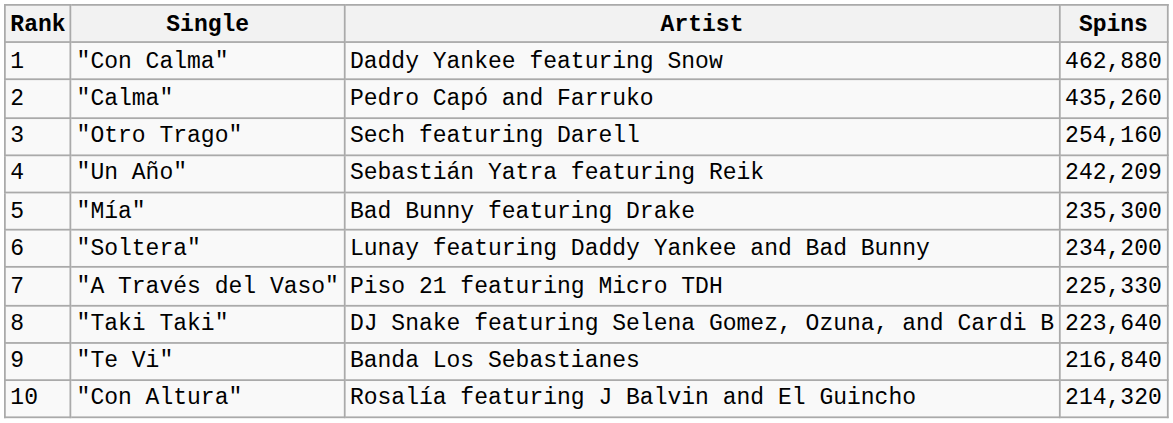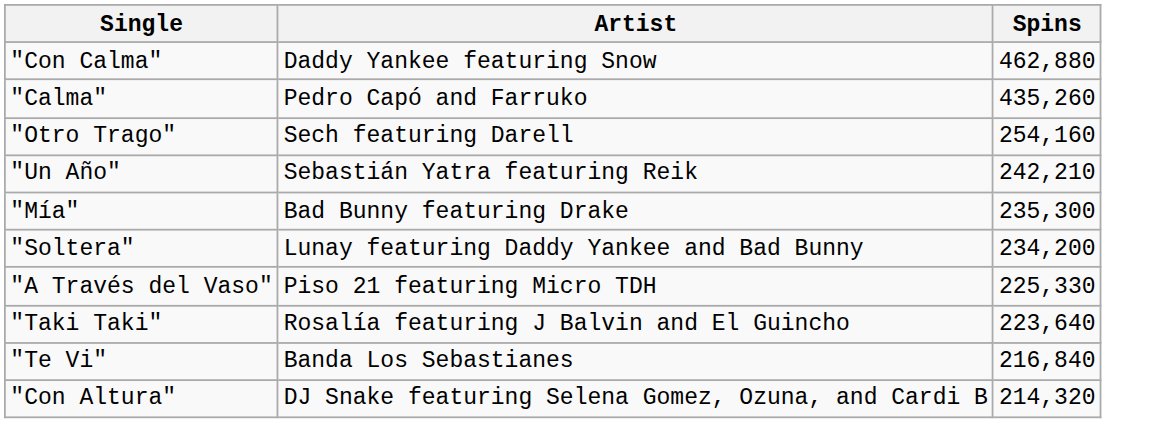- column: (38, 24)
(1113, 174) 242,209 -> (1047, 174) 242,210
(702, 324) DJ Snake featuring Selena Gomez, Ozuna, and Cardi B -> (567, 324) Rosalía featuring J Balvin and El Guincho
(633, 399) Rosalía featuring J Balvin and El Guincho -> (636, 399) DJ Snake featuring Selena Gomez, Ozuna, and Cardi B
